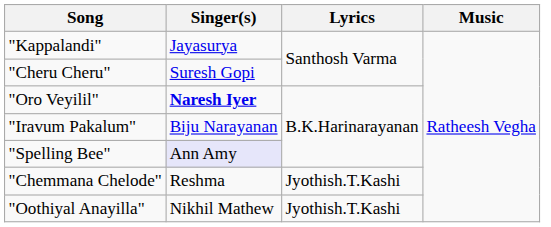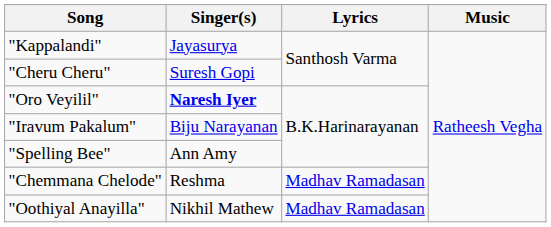(203, 153) lavender background -> (203, 153) no background
(343, 180) Jyothish.T.Kashi -> (355, 180) Madhav Ramadasan
(343, 208) Jyothish.T.Kashi -> (355, 208) Madhav Ramadasan
